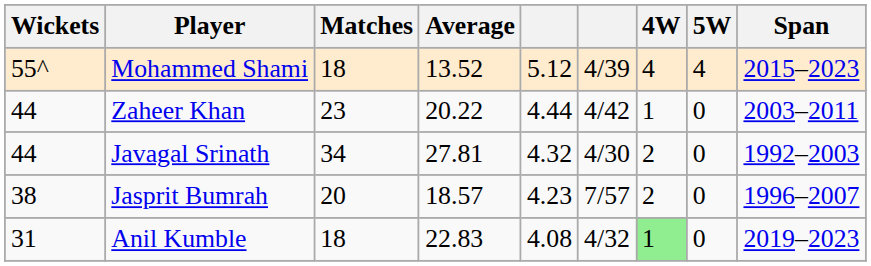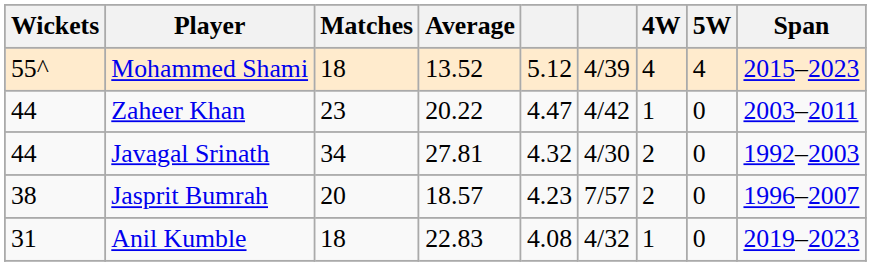(549, 111) 4.44 -> (549, 111) 4.47
(648, 238) lightgreen background -> (648, 238) no background
